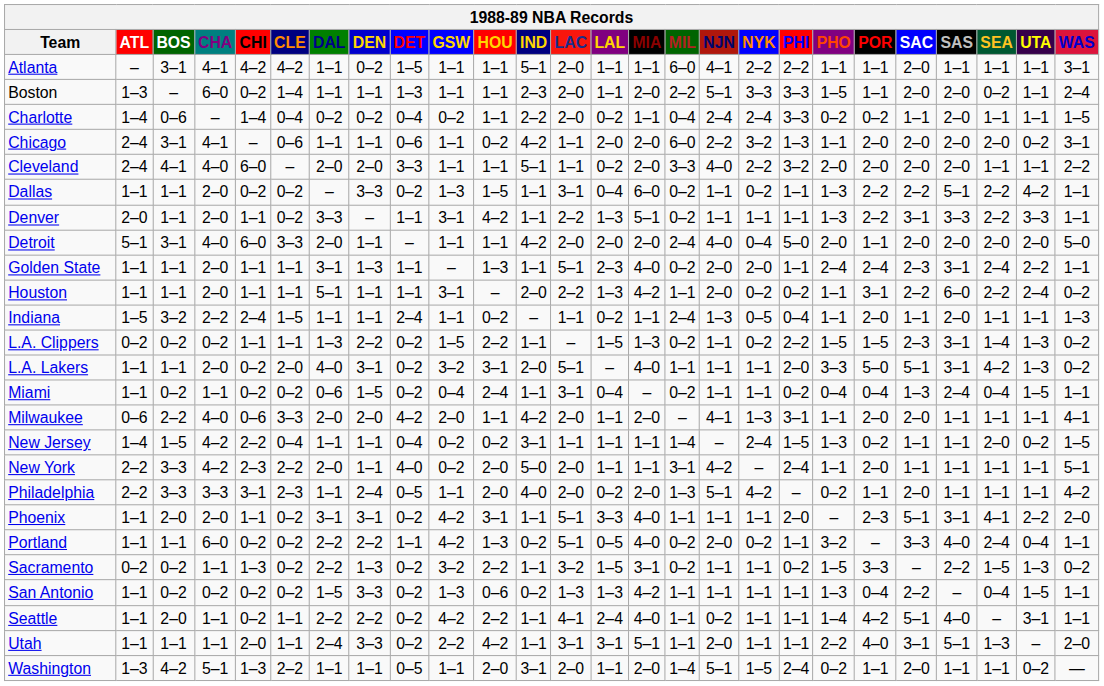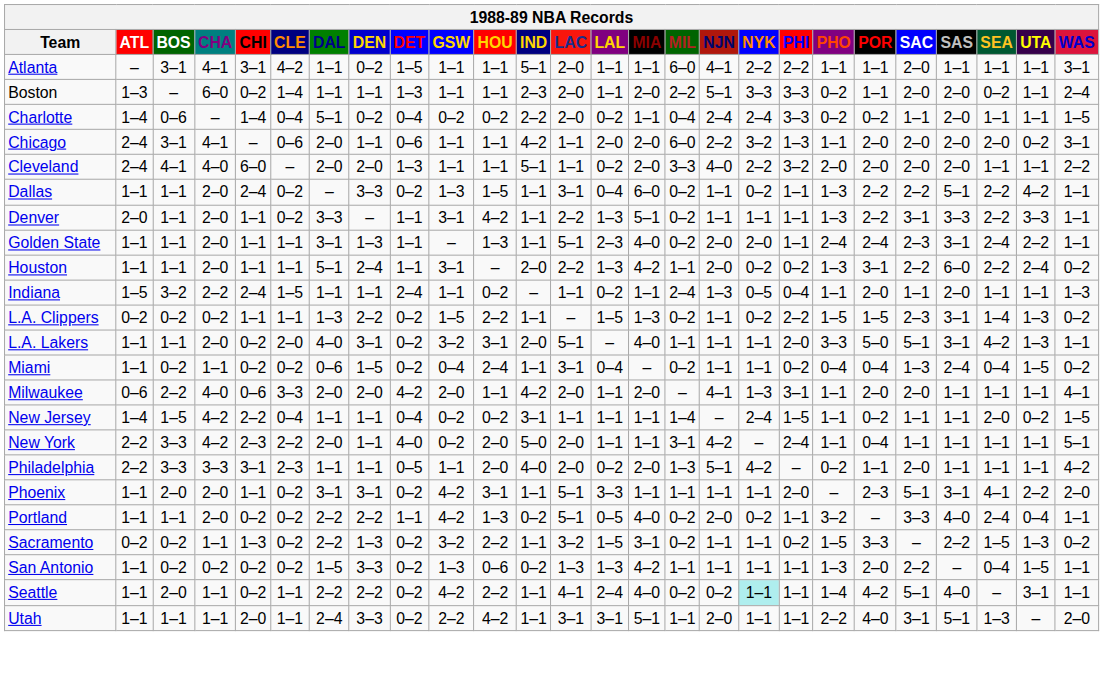(253, 67) 4–2 -> (253, 67) 3–1
(834, 92) 1–5 -> (834, 92) 0–2
(329, 117) 0–2 -> (329, 117) 5–1
(495, 117) 1–1 -> (495, 117) 0–2
(329, 142) 1–1 -> (329, 142) 2–0
(495, 142) 0–2 -> (495, 142) 1–1
(409, 167) 3–3 -> (409, 167) 1–3
(253, 192) 0–2 -> (253, 192) 2–4
- row: (31, 242)
(370, 292) 1–1 -> (370, 267) 2–4
(834, 292) 1–1 -> (834, 267) 1–3
(1077, 368) 0–2 -> (1077, 343) 1–1
(1077, 393) 1–1 -> (1077, 368) 0–2
(834, 443) 1–3 -> (834, 418) 1–1
(875, 468) 2–0 -> (875, 443) 0–4
(370, 493) 2–4 -> (370, 468) 1–1
(647, 518) 4–0 -> (647, 493) 1–1
(215, 543) 6–0 -> (215, 518) 2–0
(875, 593) 0–4 -> (875, 568) 2–0
(682, 618) 1–1 -> (682, 593) 0–2
(759, 618) no background -> (759, 593) paleturquoise background
- row: (50, 668)
